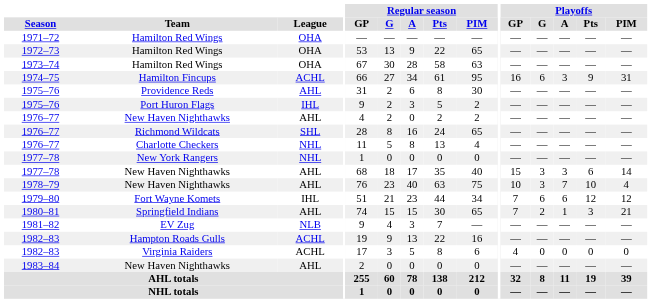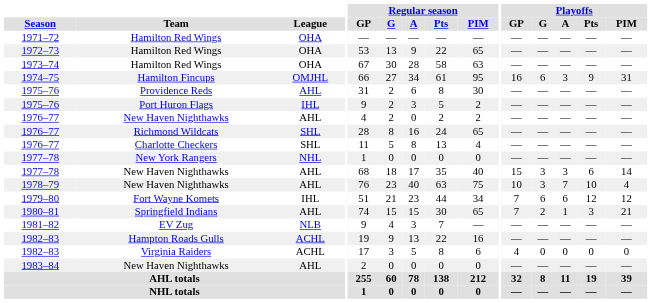(310, 77) ACHL -> (310, 77) OMJHL
(310, 144) NHL -> (310, 144) SHL
